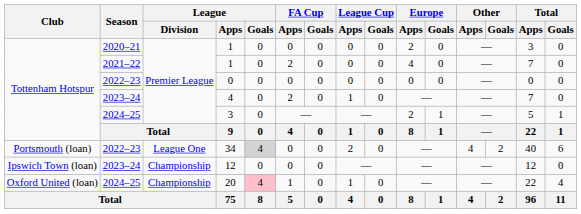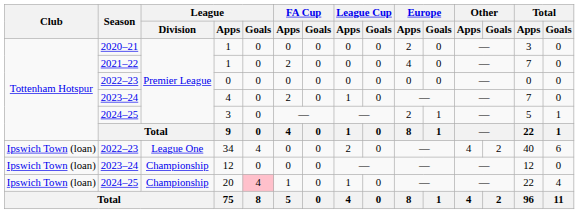(52, 149) Portsmouth (loan) -> (51, 149) Ipswich Town (loan)
(260, 149) lightgrey background -> (258, 149) no background
(52, 183) Oxford United (loan) -> (51, 183) Ipswich Town (loan)
